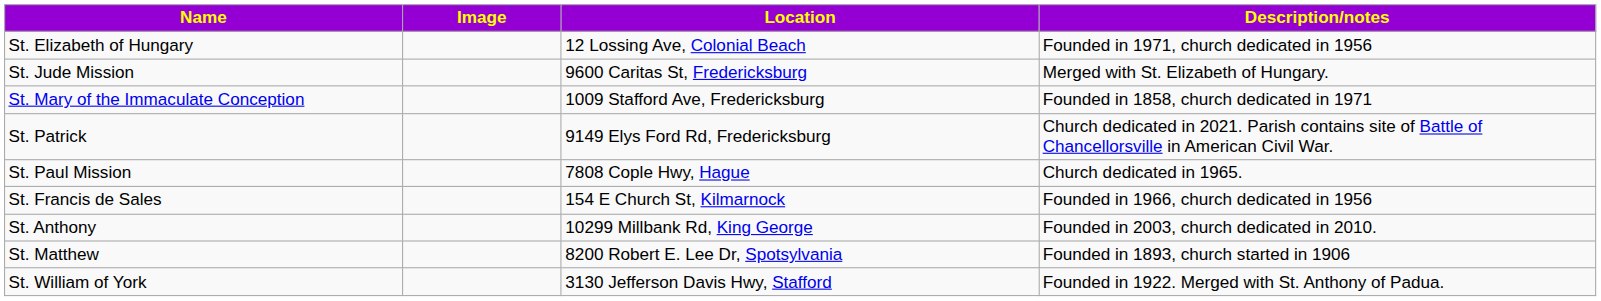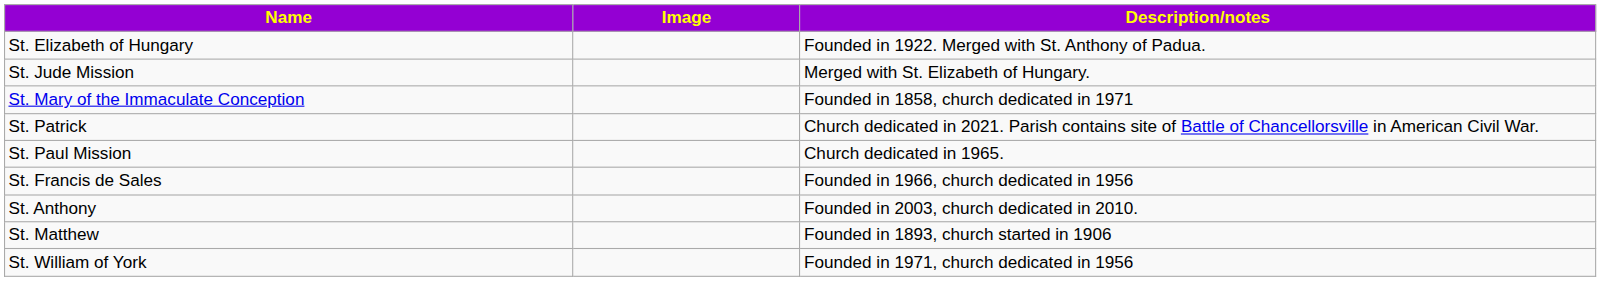- column: (800, 18)
(1207, 45) Founded in 1971, church dedicated in 1956 -> (1005, 45) Founded in 1922. Merged with St. Anthony of Padua.
(1243, 281) Founded in 1922. Merged with St. Anthony of Padua. -> (969, 262) Founded in 1971, church dedicated in 1956
